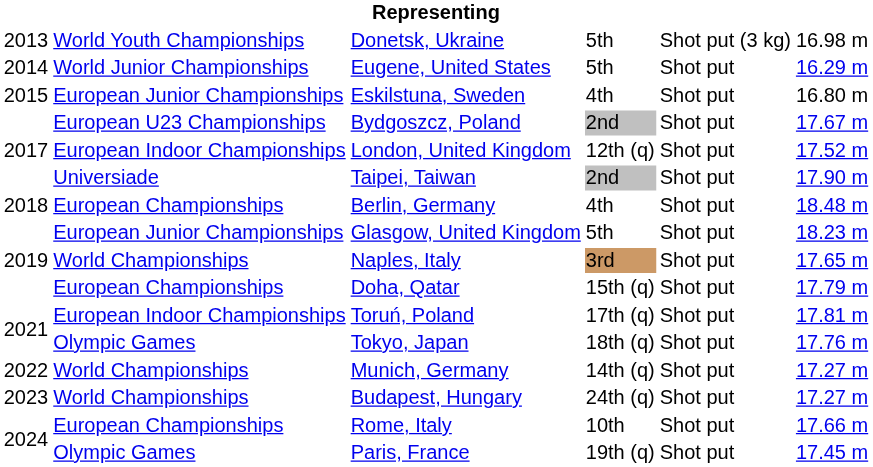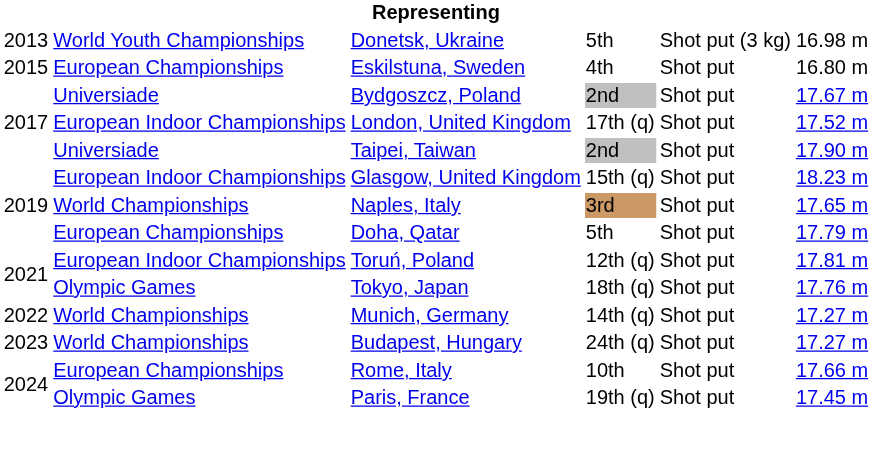- row: (451, 67)
(198, 95) European Junior Championships -> (168, 67) European Championships
(189, 122) European U23 Championships -> (106, 95) Universiade
(620, 150) 12th (q) -> (620, 122) 17th (q)
- row: (423, 205)
(198, 232) European Junior Championships -> (199, 177) European Indoor Championships
(600, 232) 5th -> (620, 177) 15th (q)
(620, 287) 15th (q) -> (600, 232) 5th
(620, 315) 17th (q) -> (620, 260) 12th (q)
